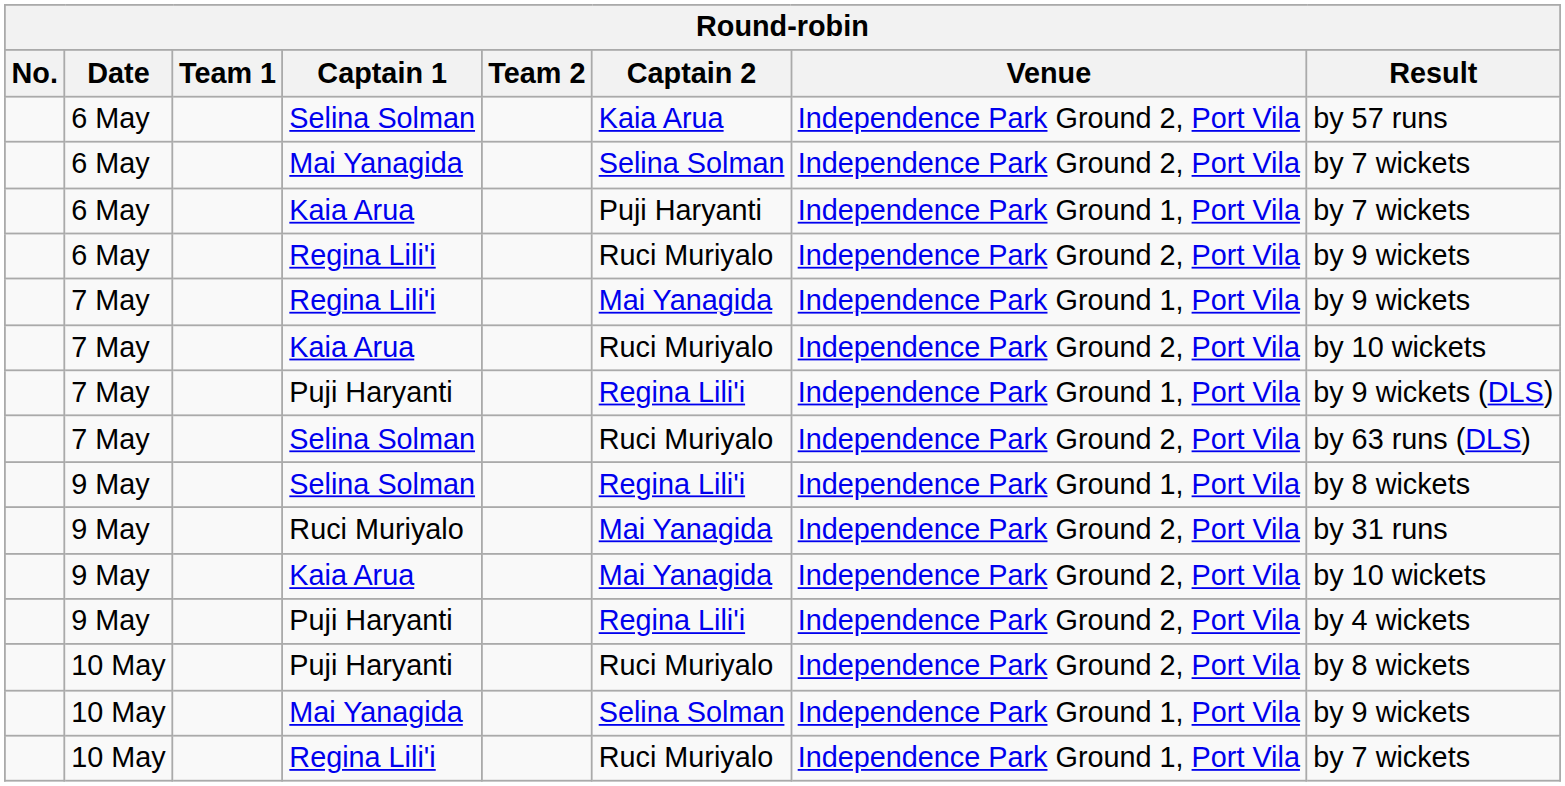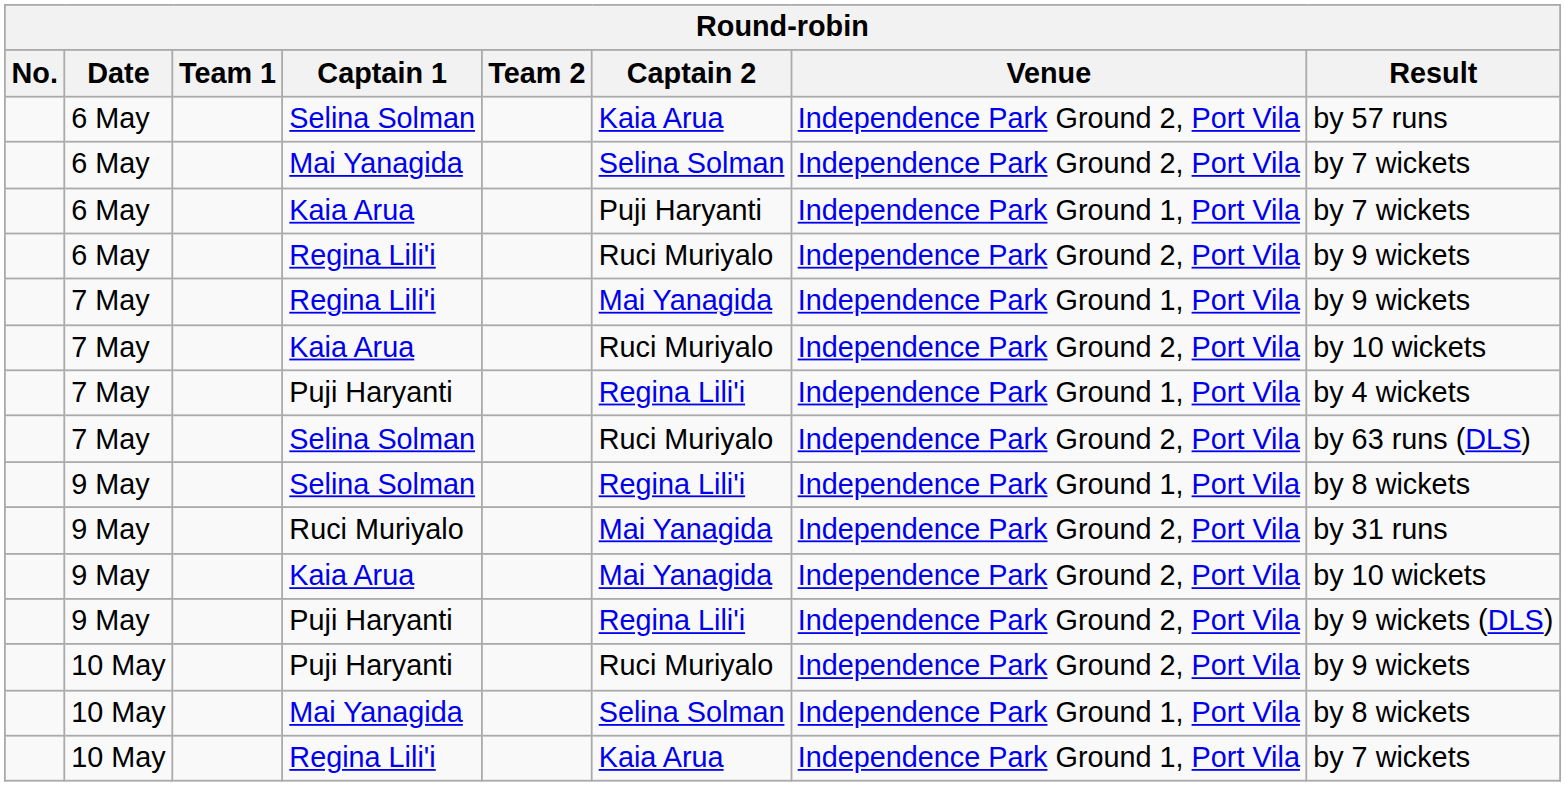(1433, 392) by 9 wickets (DLS) -> (1392, 392) by 4 wickets
(1392, 621) by 4 wickets -> (1433, 621) by 9 wickets (DLS)
(1392, 666) by 8 wickets -> (1392, 666) by 9 wickets
(1392, 712) by 9 wickets -> (1392, 712) by 8 wickets
(686, 758) Ruci Muriyalo -> (661, 758) Kaia Arua
